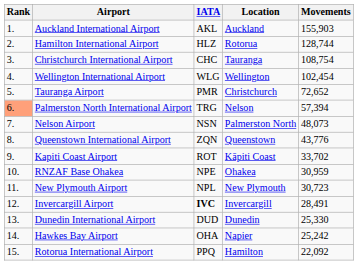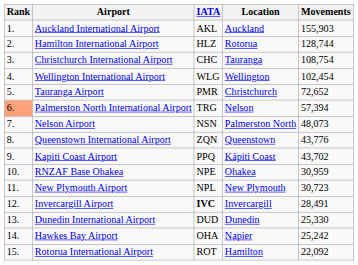(207, 156) ROT -> (206, 156) PPQ
(315, 156) 33,702 -> (315, 156) 43,702
(206, 252) PPQ -> (207, 252) ROT
